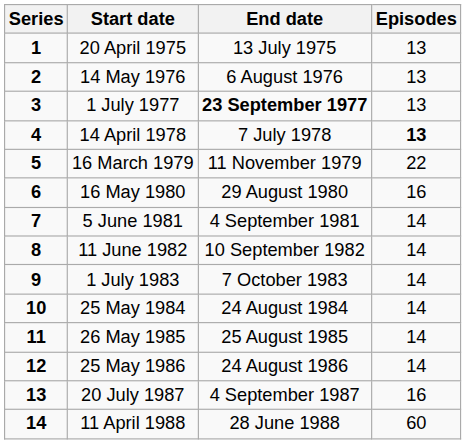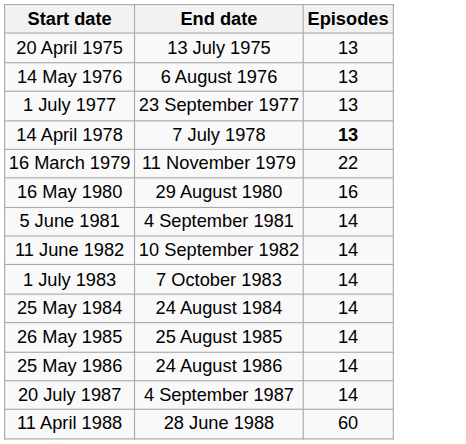- column: (36, 18)
(285, 105) bold -> (219, 105) normal
(416, 395) 16 -> (348, 395) 14
